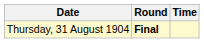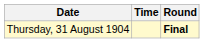columns swapped: (185, 12) <-> (151, 12)
